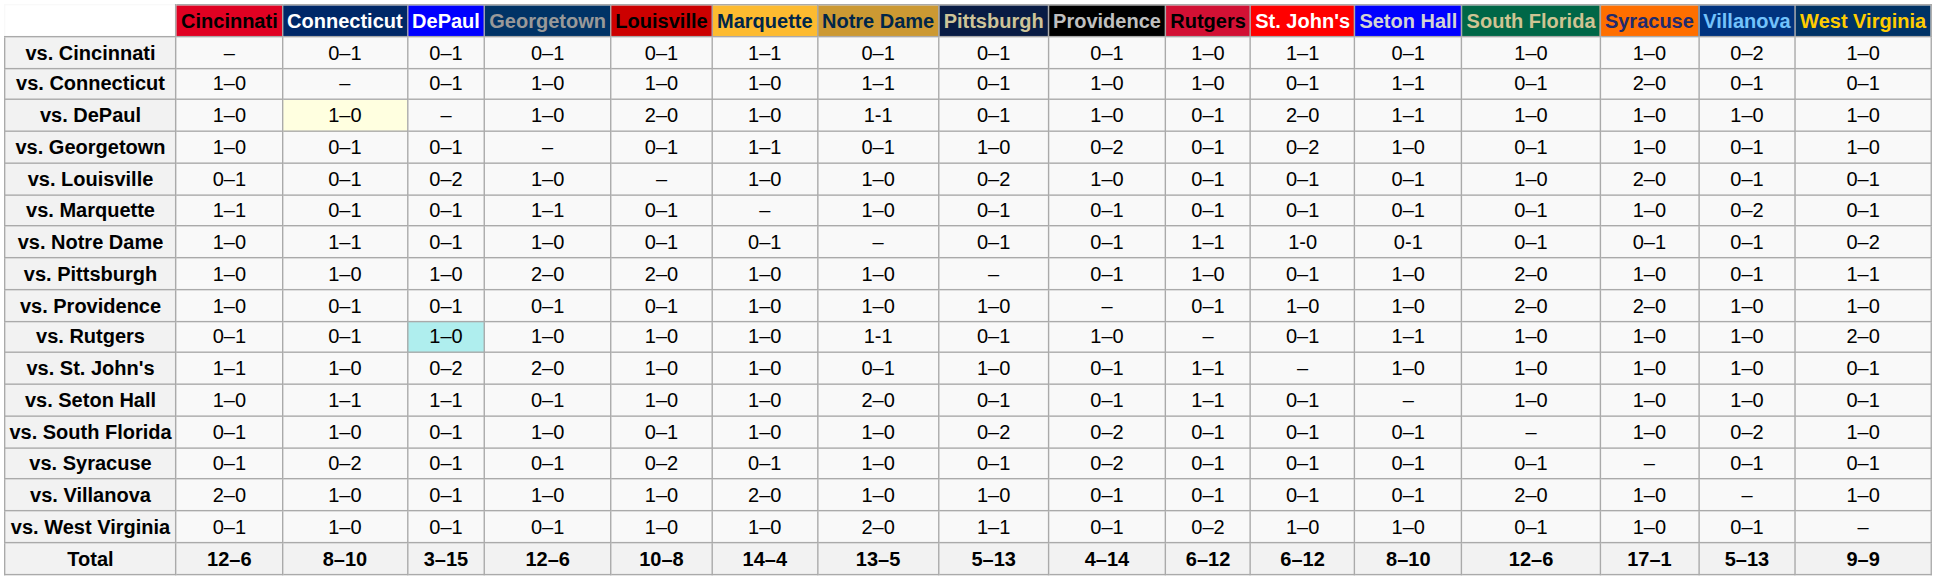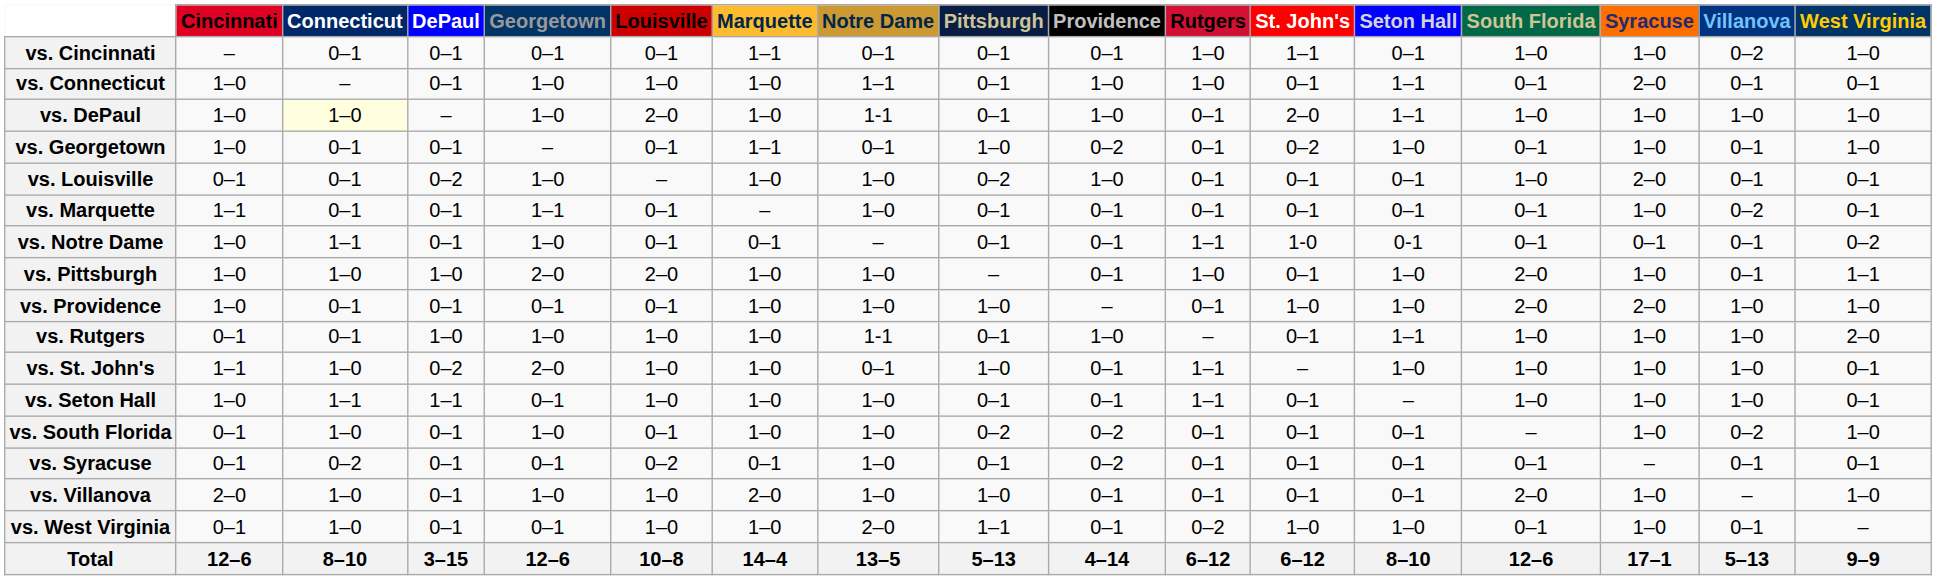(446, 337) paleturquoise background -> (446, 337) no background
(878, 400) 2–0 -> (878, 400) 1–0
